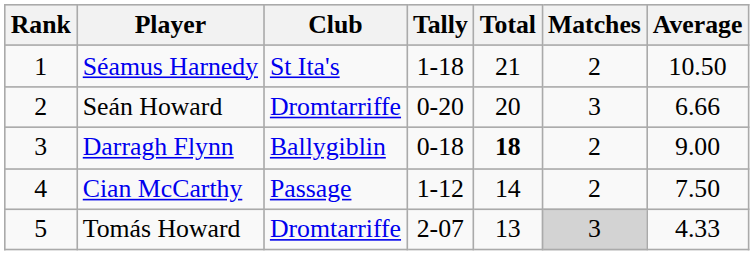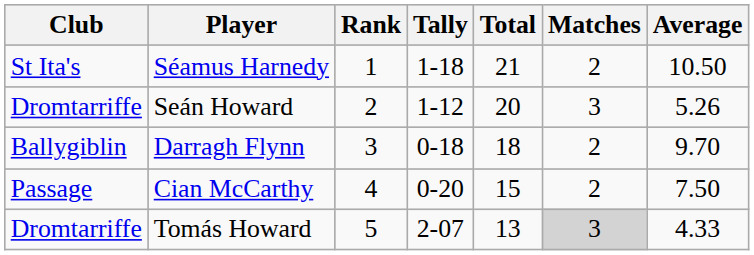columns swapped: (41, 24) <-> (335, 24)
(440, 106) 0-20 -> (440, 106) 1-12
(698, 106) 6.66 -> (698, 106) 5.26
(508, 147) bold -> (508, 147) normal
(698, 147) 9.00 -> (698, 147) 9.70
(440, 188) 1-12 -> (440, 188) 0-20
(508, 188) 14 -> (508, 188) 15
